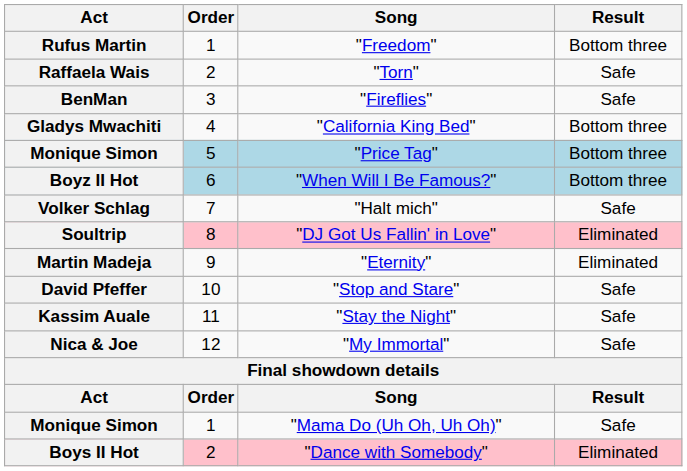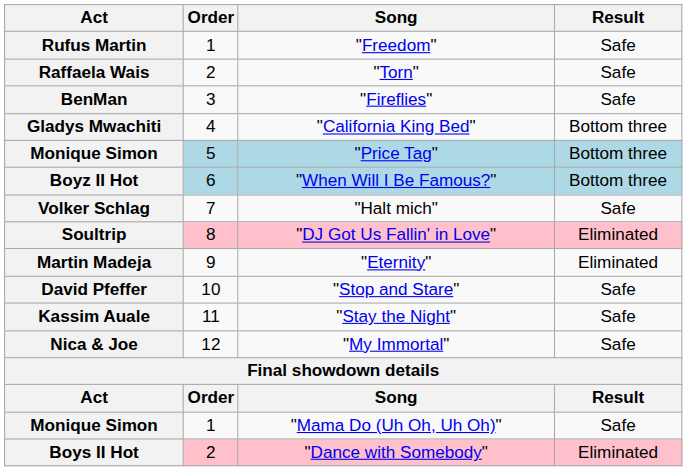(618, 45) Bottom three -> (618, 45) Safe
